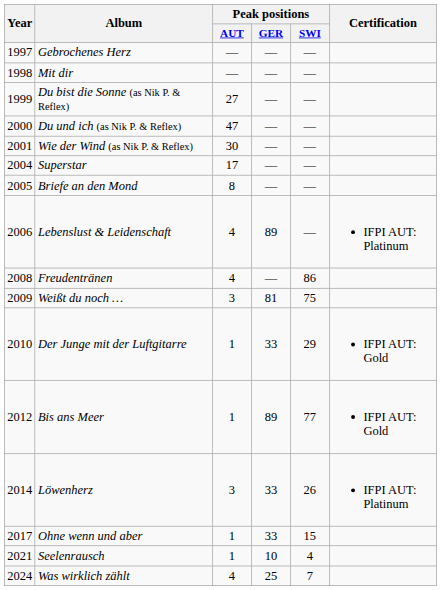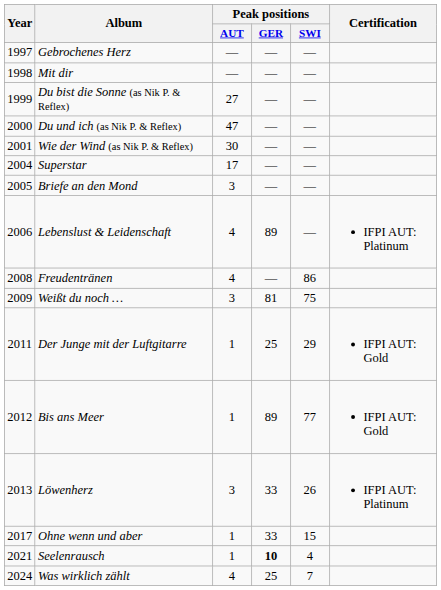(232, 185) 8 -> (232, 185) 3
(20, 344) 2010 -> (20, 344) 2011
(271, 344) 33 -> (271, 344) 25
(20, 489) 2014 -> (20, 489) 2013
(271, 556) normal -> (271, 556) bold
